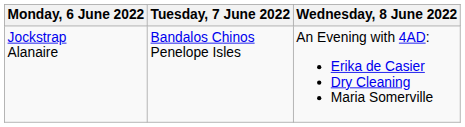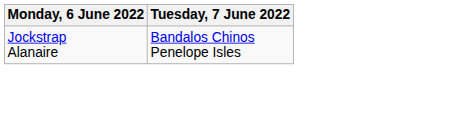- column: (377, 15)
